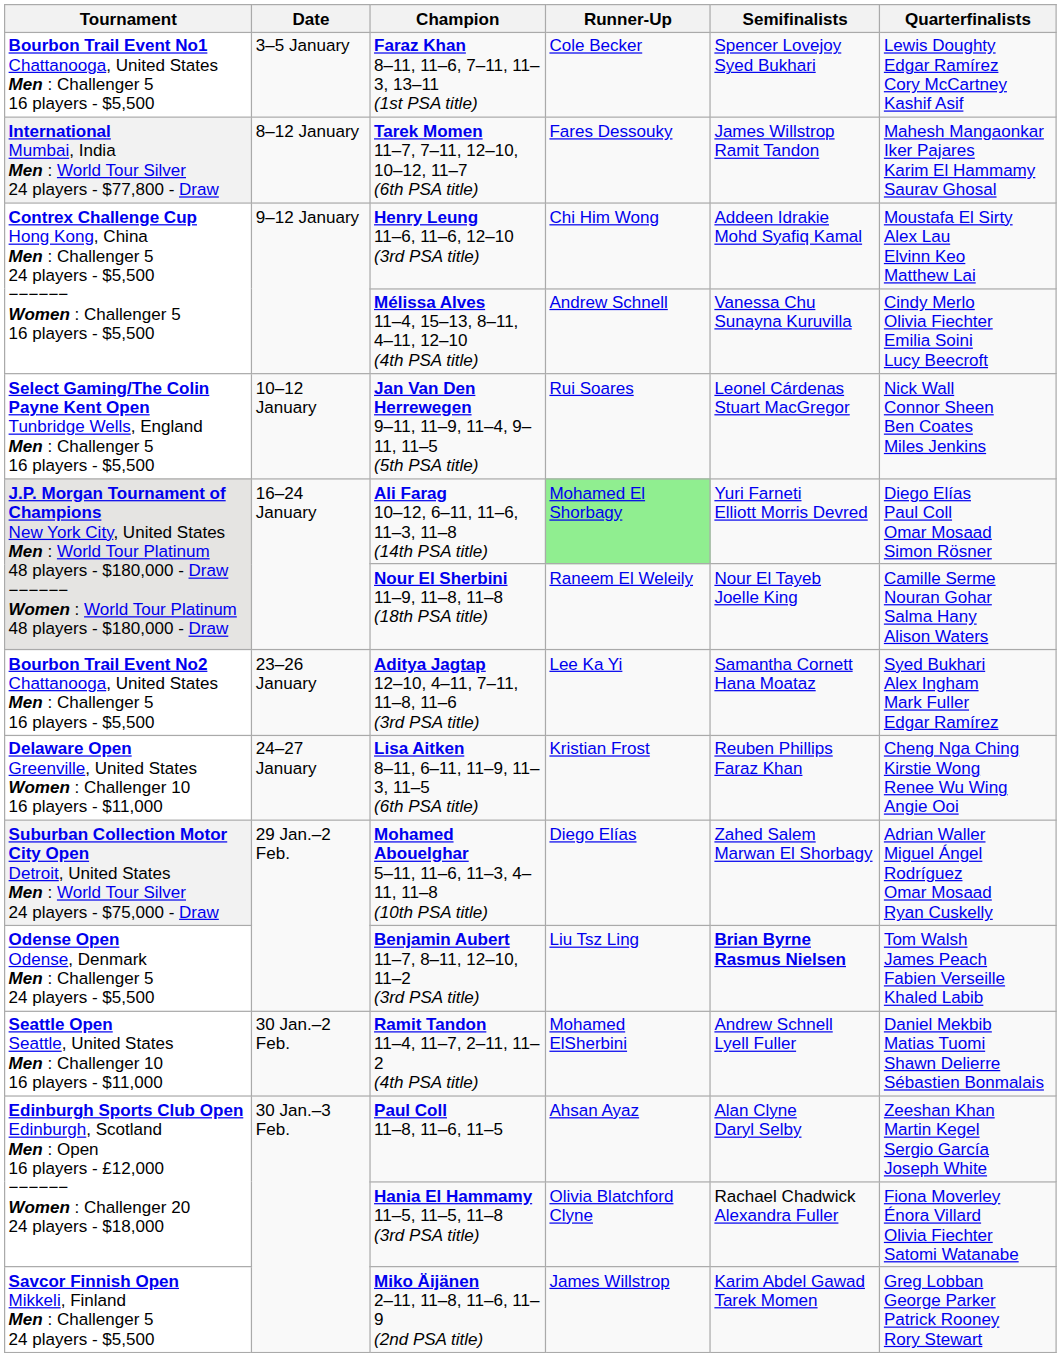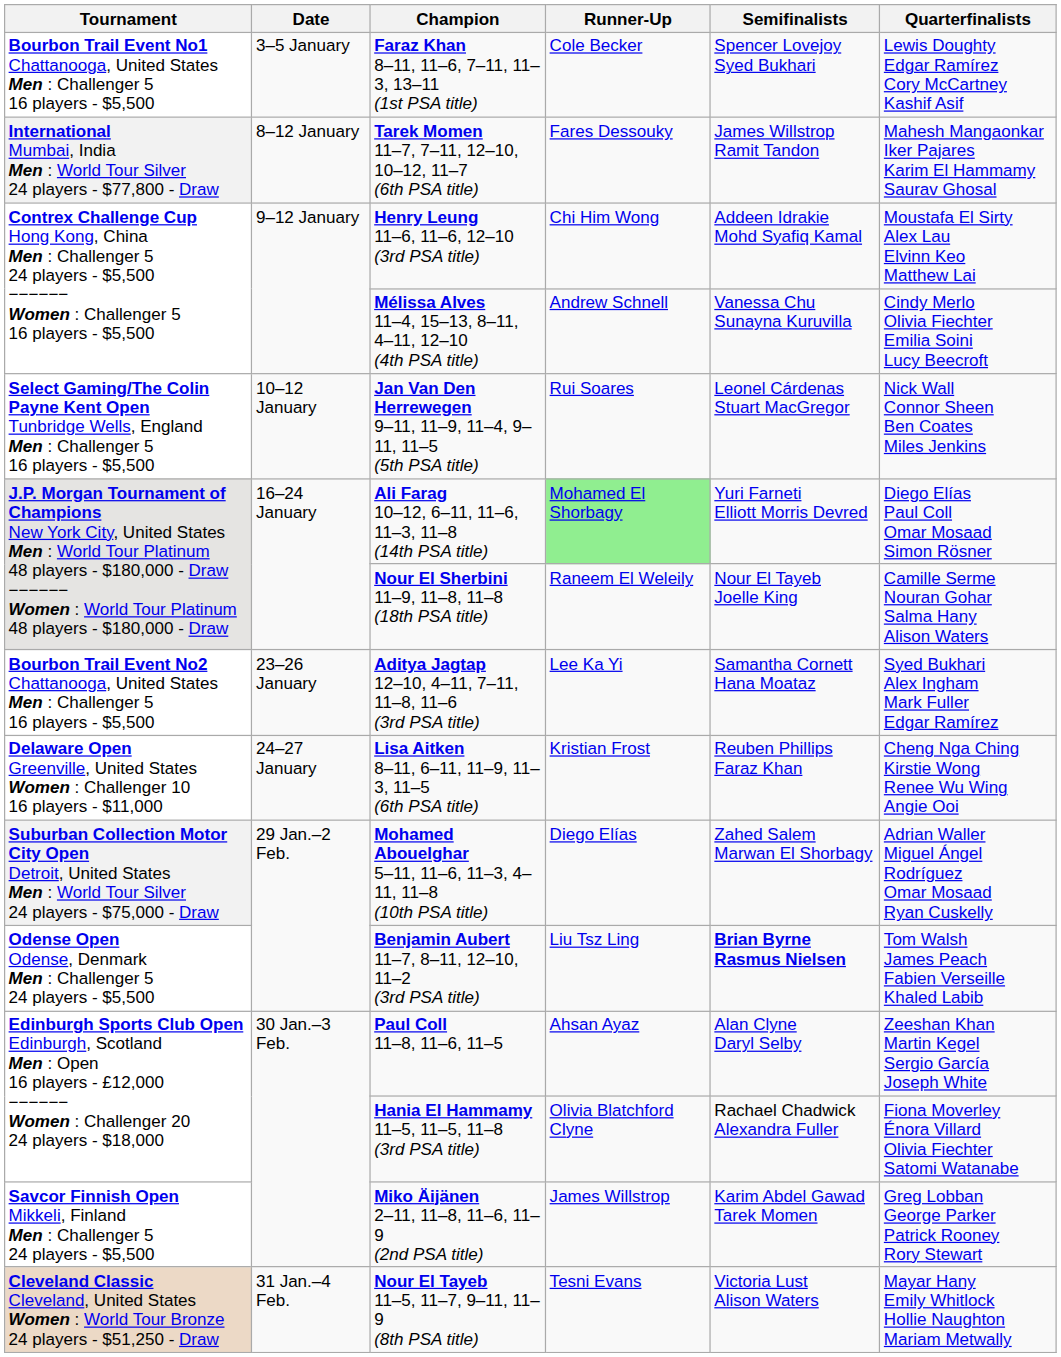- row: (457, 1054)
+ row: (457, 1310)
